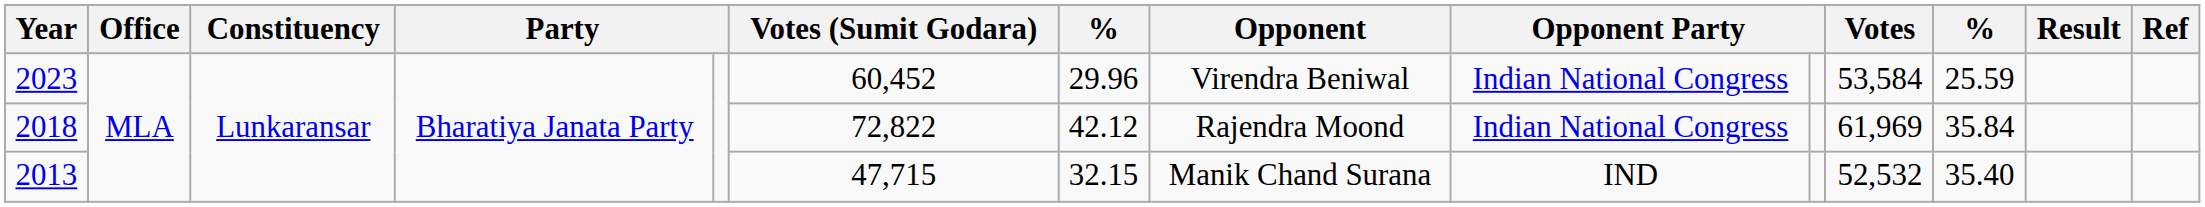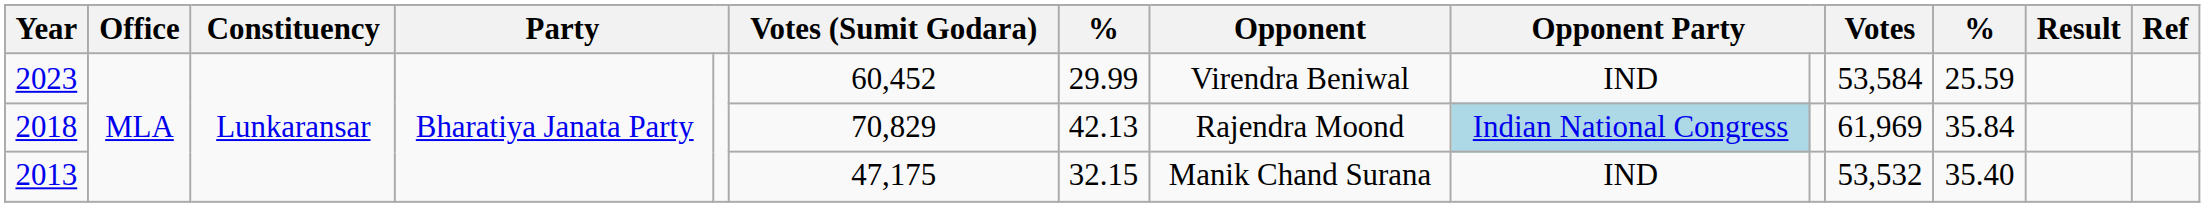(1104, 77) 29.96 -> (1104, 77) 29.99
(1631, 77) Indian National Congress -> (1631, 77) IND
(894, 126) 72,822 -> (894, 126) 70,829
(1104, 126) 42.12 -> (1104, 126) 42.13
(1631, 126) no background -> (1631, 126) lightblue background
(894, 175) 47,715 -> (894, 175) 47,175
(1880, 175) 52,532 -> (1880, 175) 53,532
